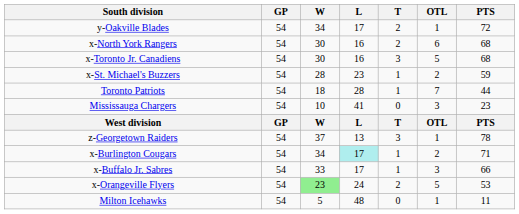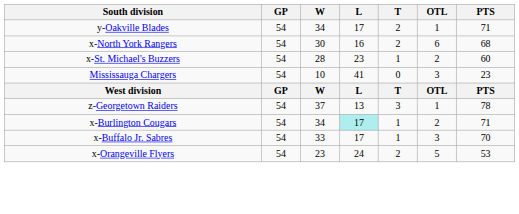(486, 28) 72 -> (486, 28) 71
- row: (133, 59)
(486, 75) 59 -> (486, 59) 60
- row: (133, 91)
(486, 169) 66 -> (486, 138) 70
(320, 185) lightgreen background -> (320, 153) no background
- row: (133, 201)
